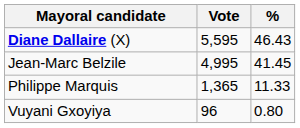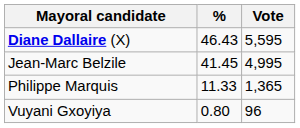columns swapped: (224, 16) <-> (273, 16)
